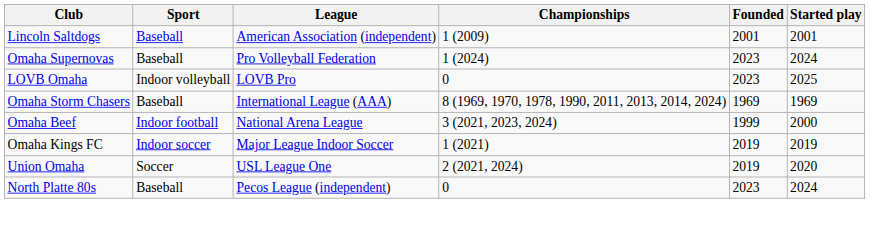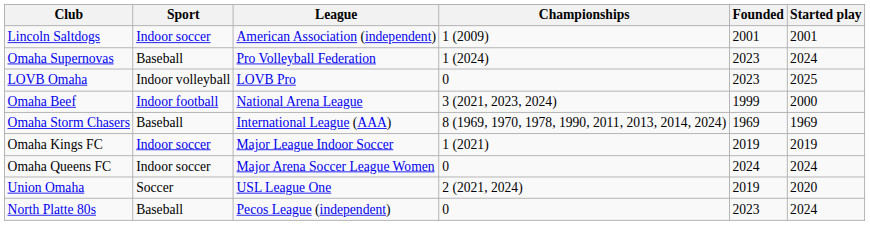(160, 36) Baseball -> (173, 36) Indoor soccer
rows swapped: (42, 123) <-> (69, 101)
+ row: (59, 166)
